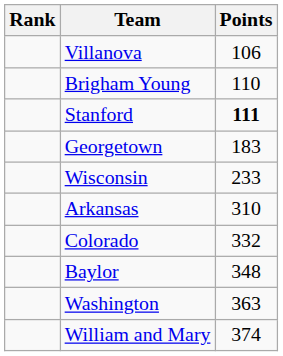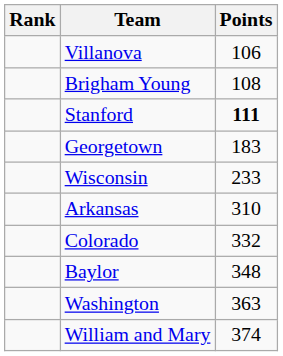(246, 83) 110 -> (246, 83) 108
